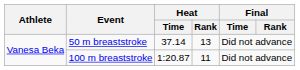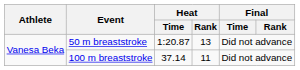(173, 43) 37.14 -> (173, 43) 1:20.87
(173, 58) 1:20.87 -> (173, 58) 37.14
